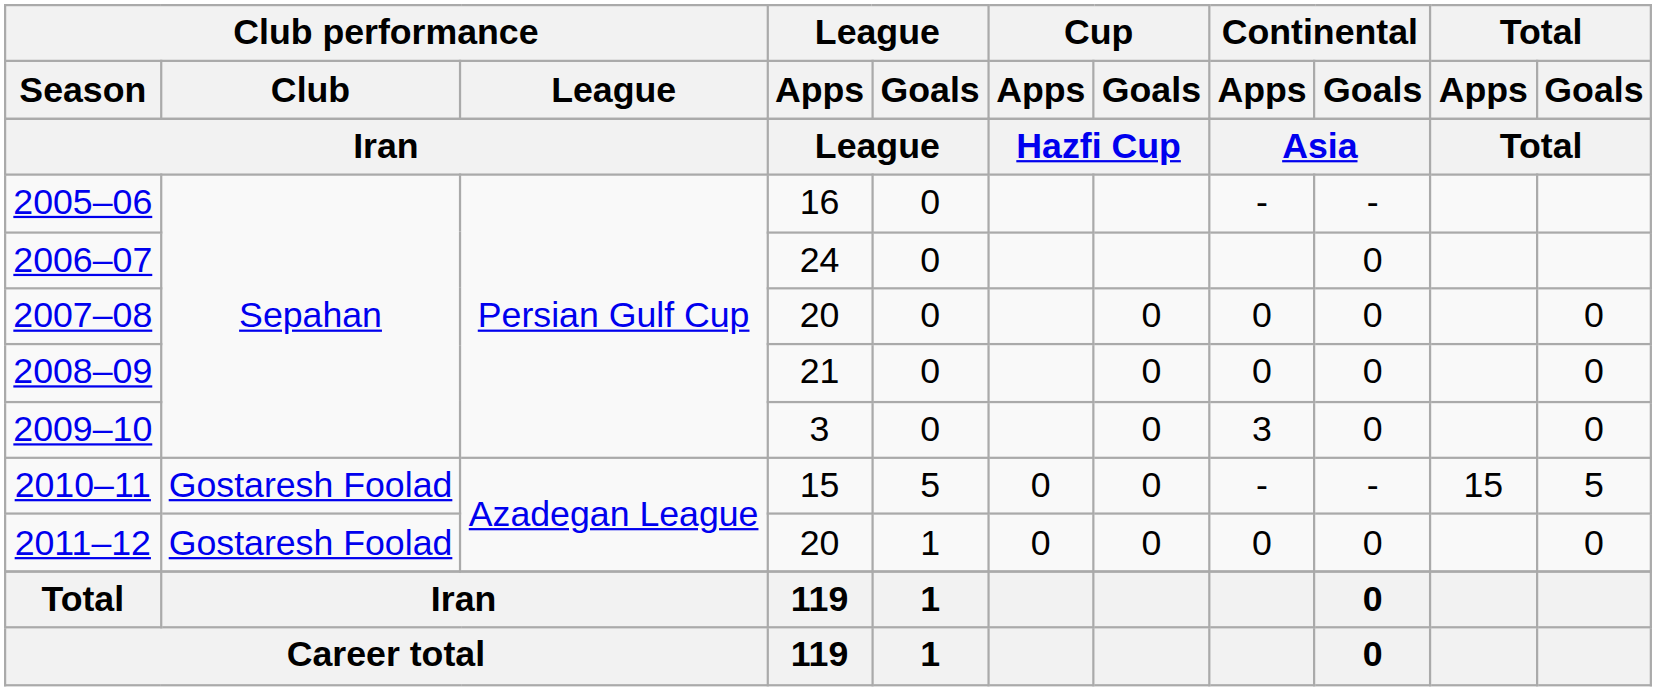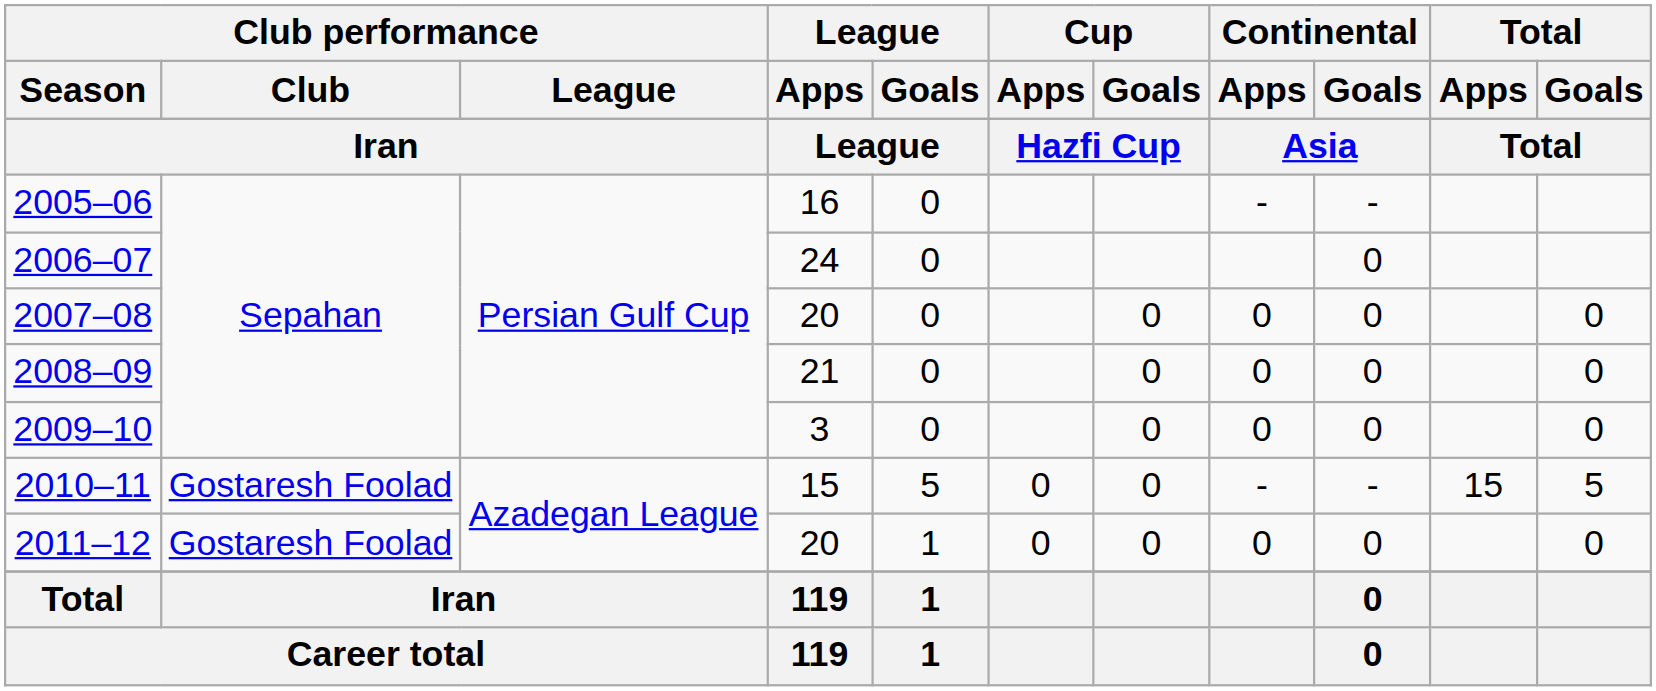(1262, 428) 3 -> (1262, 428) 0
